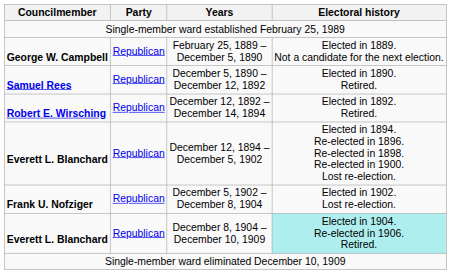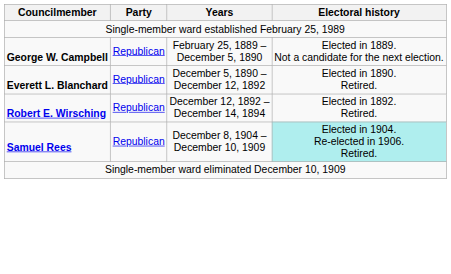(39, 85) Samuel Rees -> (57, 85) Everett L. Blanchard
- row: (220, 153)
- row: (220, 199)
(57, 239) Everett L. Blanchard -> (39, 147) Samuel Rees
